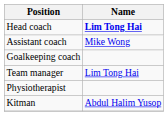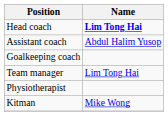(107, 42) Mike Wong -> (123, 42) Abdul Halim Yusop
(123, 103) Abdul Halim Yusop -> (107, 103) Mike Wong
